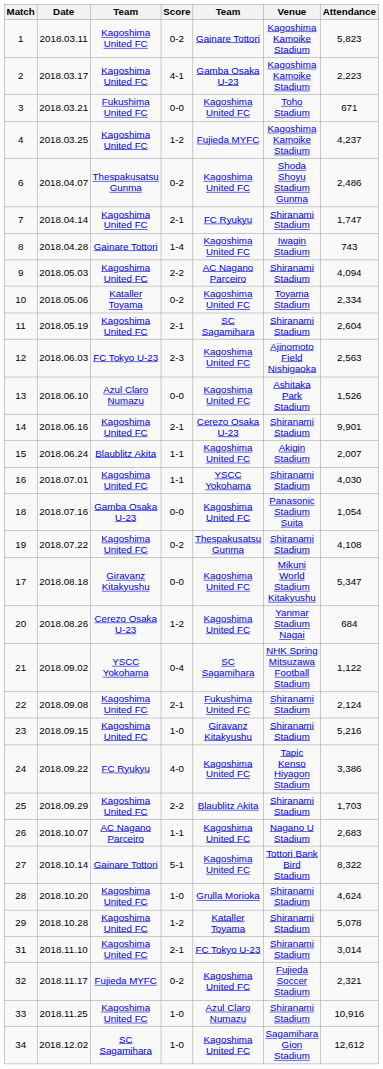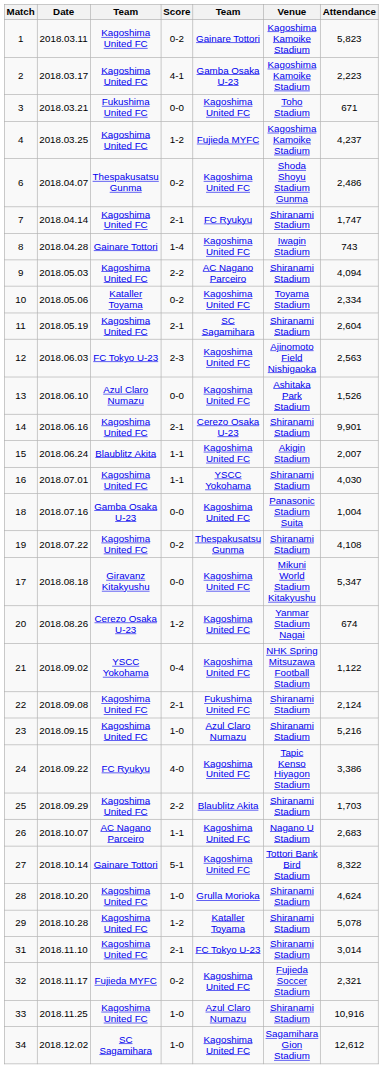(349, 512) 1,054 -> (349, 512) 1,004
(349, 624) 684 -> (349, 624) 674
(228, 667) SC Sagamihara -> (228, 667) Kagoshima United FC
(228, 731) Giravanz Kitakyushu -> (228, 731) Azul Claro Numazu
